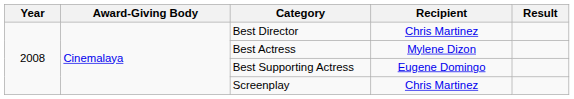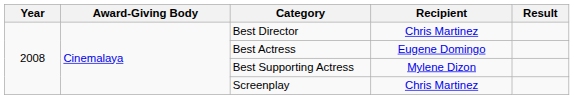(442, 49) Mylene Dizon -> (442, 49) Eugene Domingo
(442, 67) Eugene Domingo -> (442, 67) Mylene Dizon
